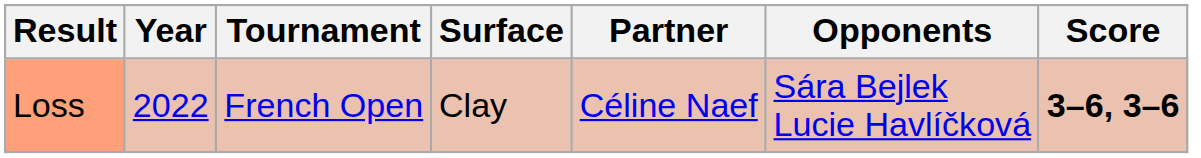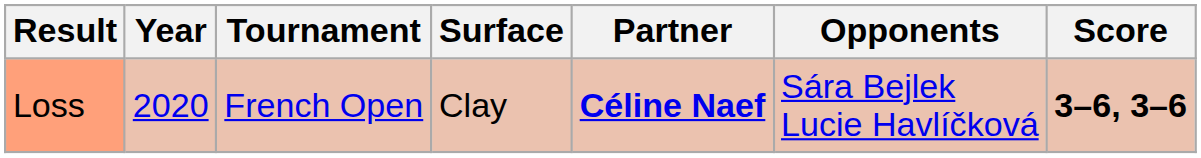(171, 104) 2022 -> (171, 104) 2020
(669, 104) normal -> (673, 104) bold
